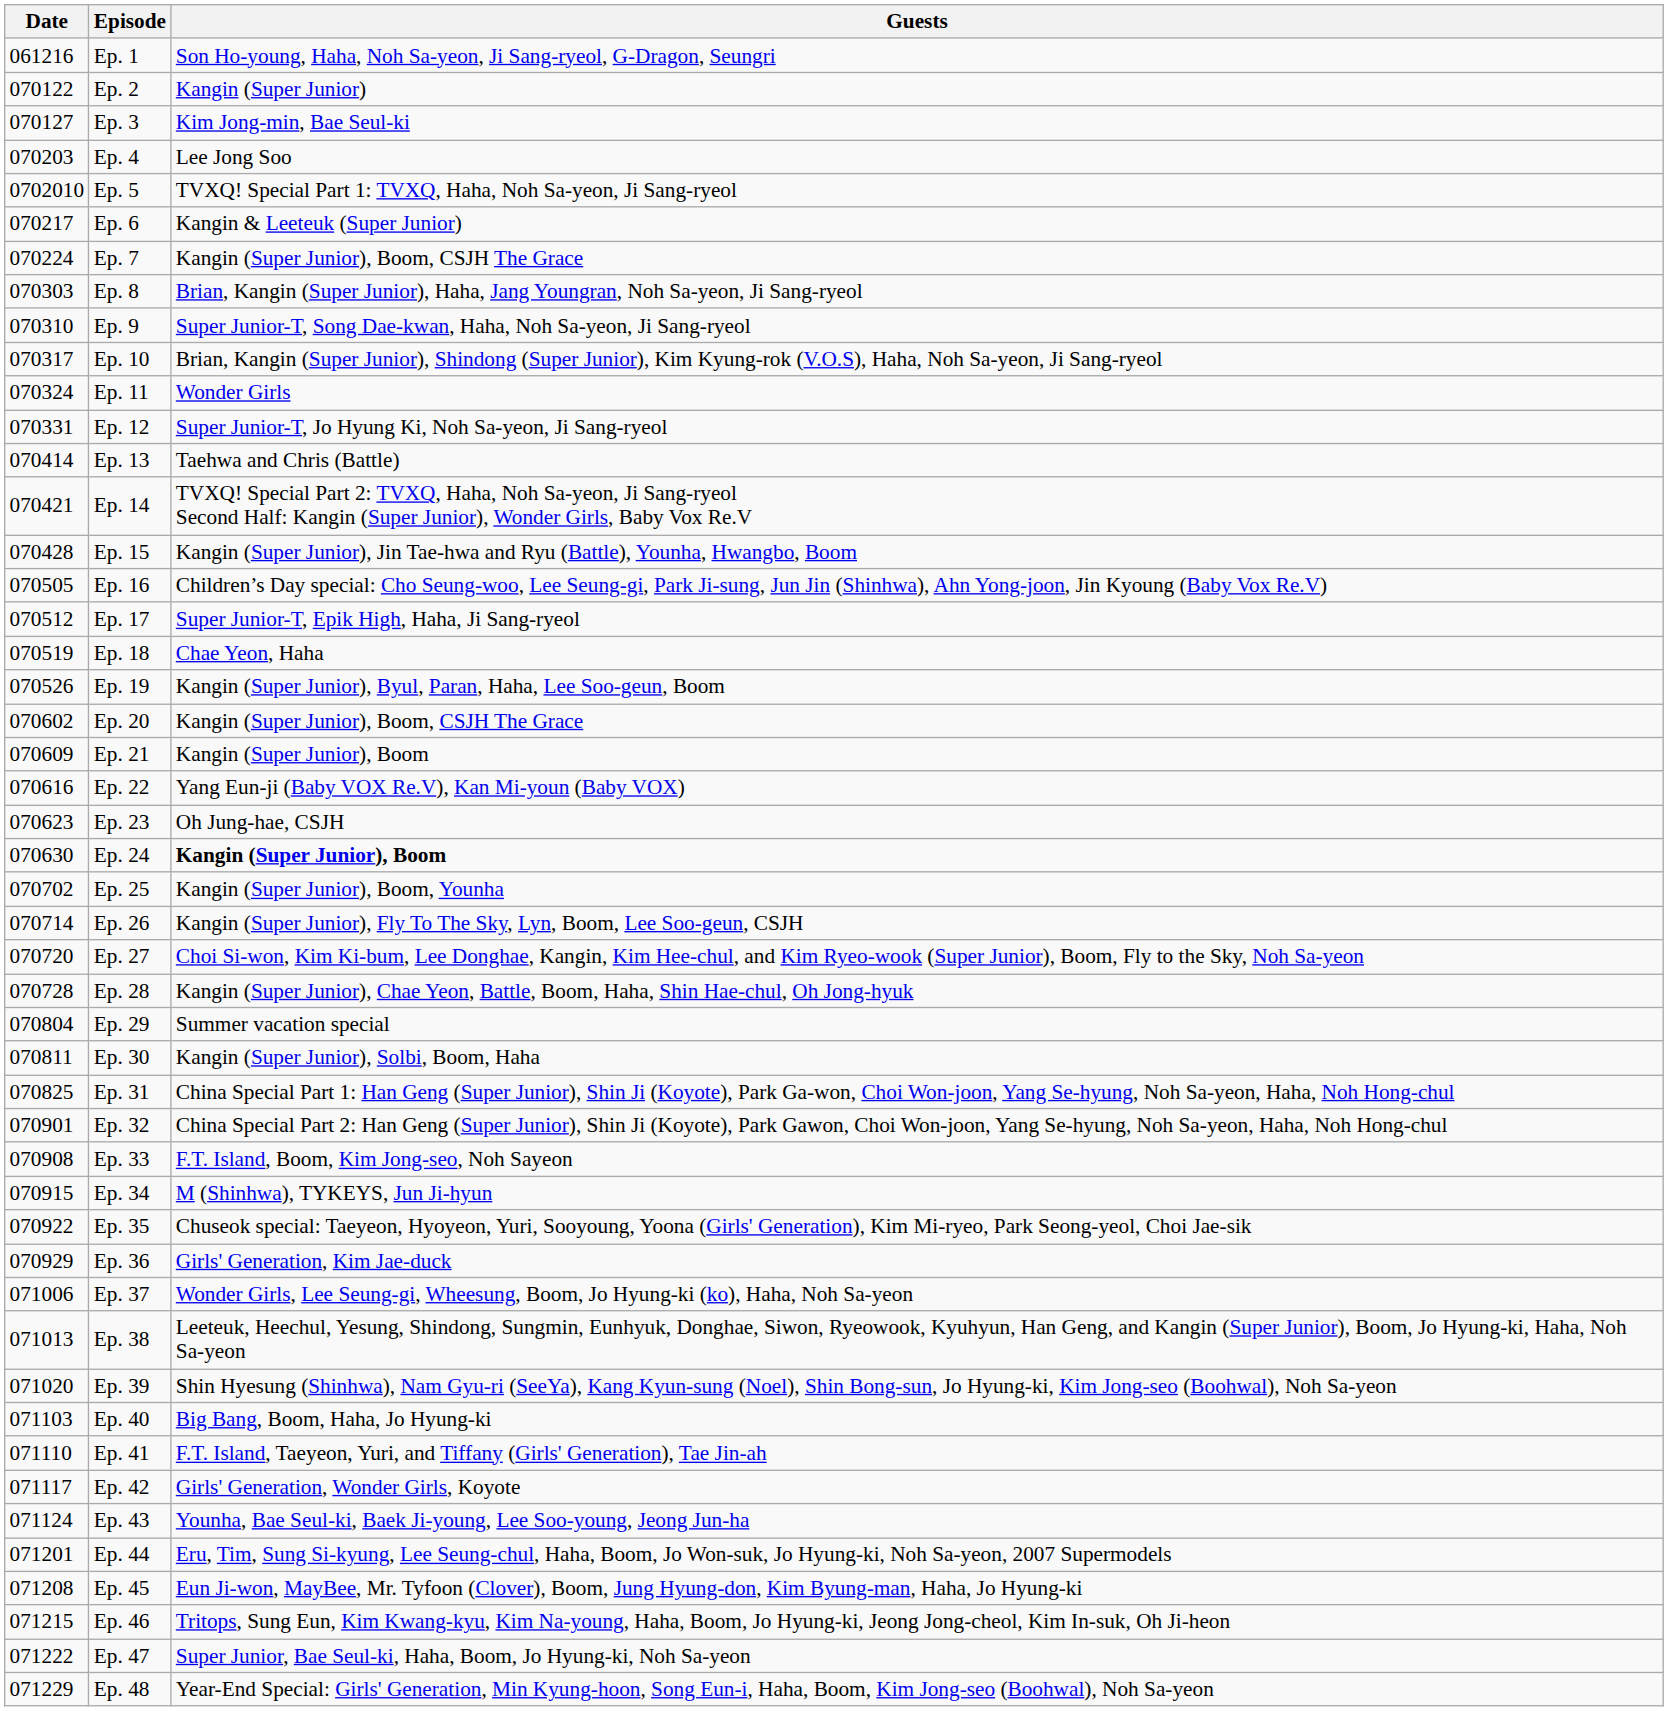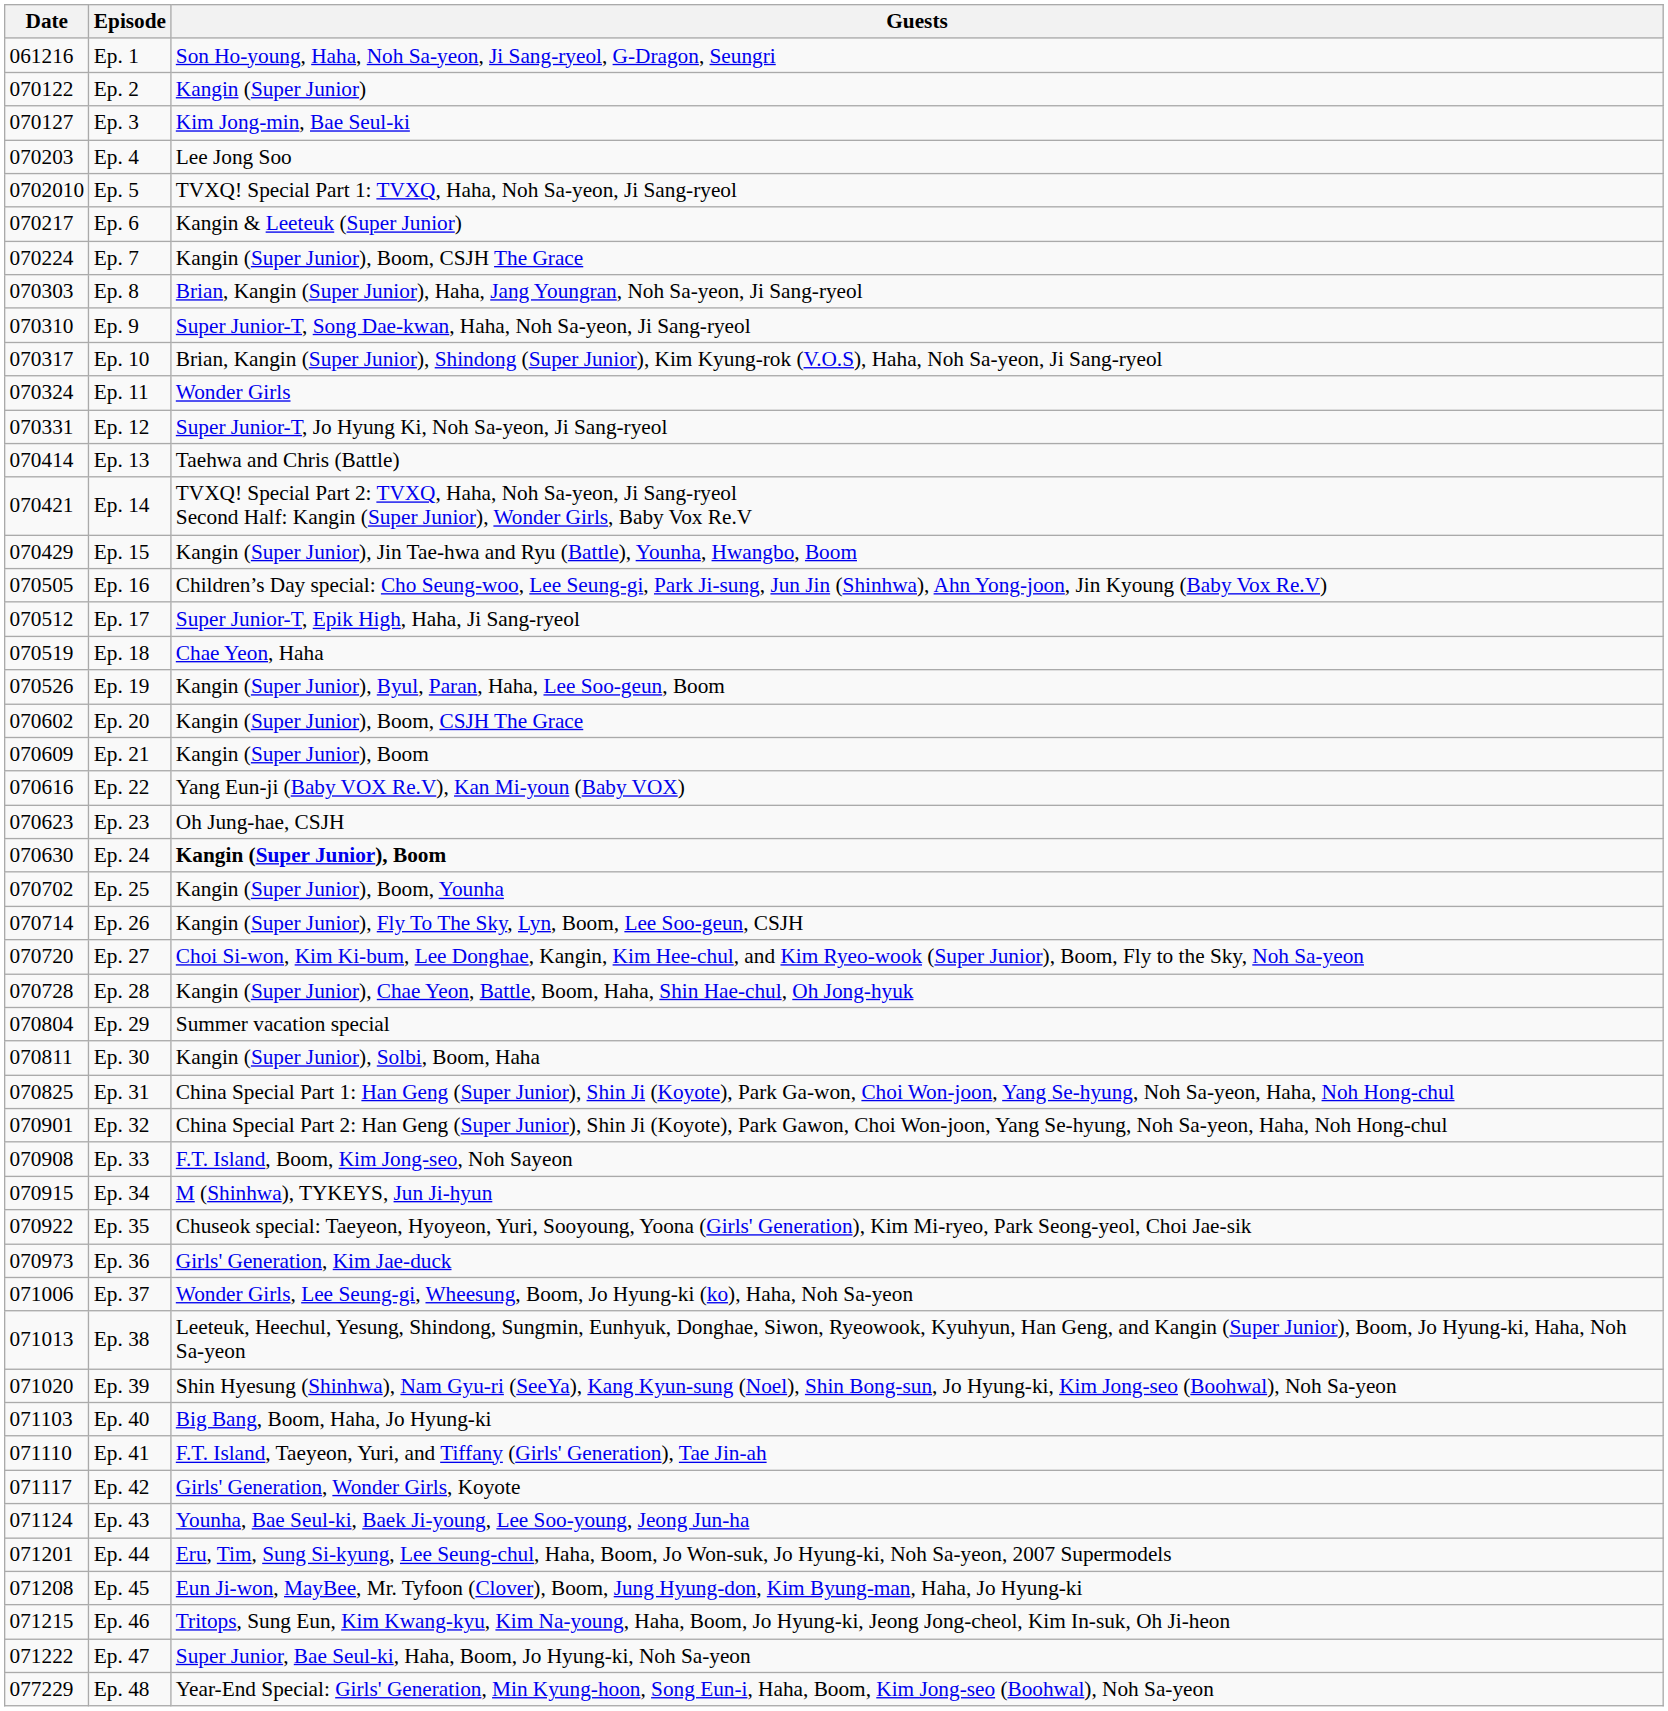(41, 551) 070428 -> (41, 551) 070429
(41, 1260) 070929 -> (41, 1260) 070973
(41, 1689) 071229 -> (41, 1689) 077229
